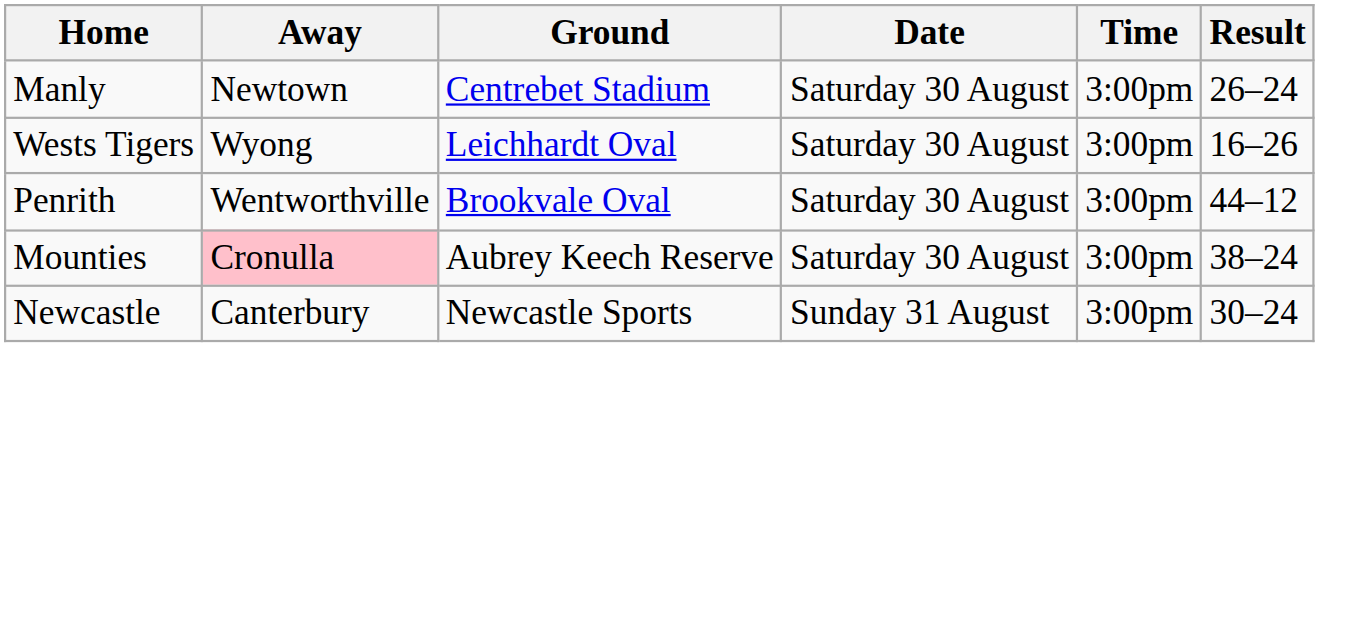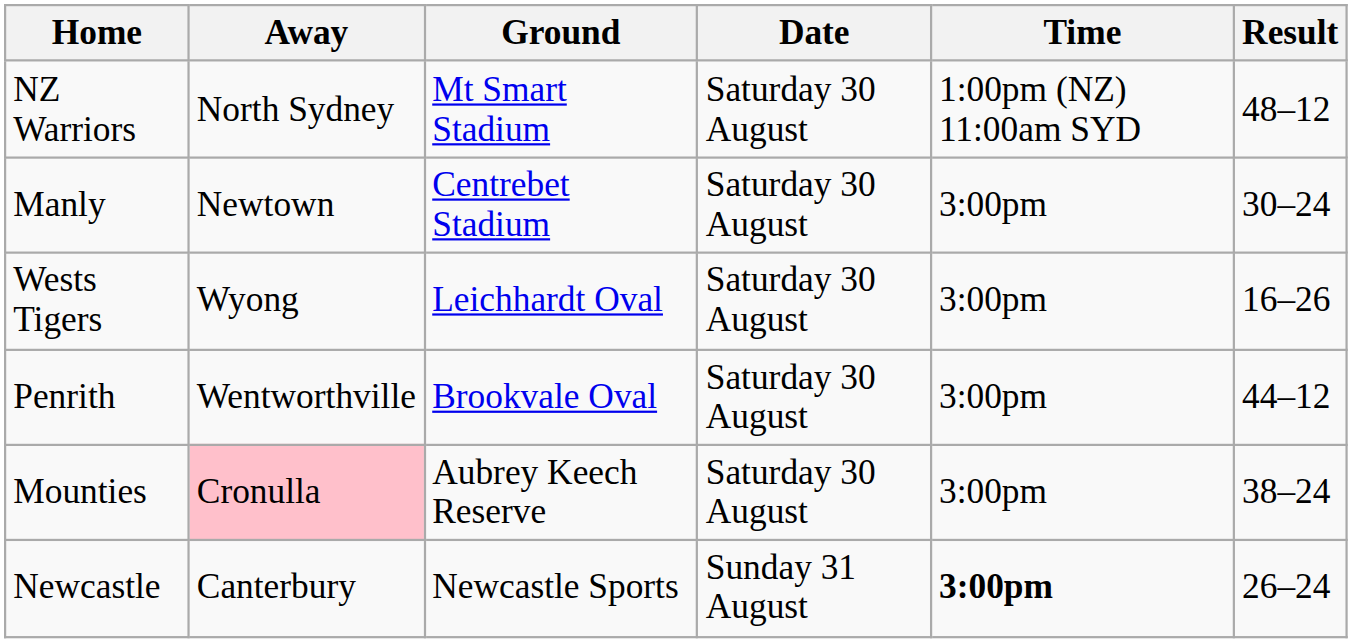+ row: (75, 108)
(1254, 88) 26–24 -> (1286, 204) 30–24
(1139, 312) normal -> (996, 587) bold
(1254, 312) 30–24 -> (1286, 587) 26–24
